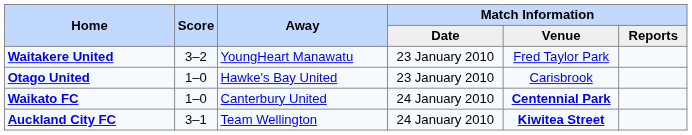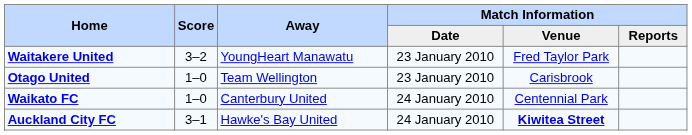(279, 78) Hawke's Bay United -> (269, 78) Team Wellington
(561, 99) bold -> (561, 99) normal
(269, 120) Team Wellington -> (279, 120) Hawke's Bay United
